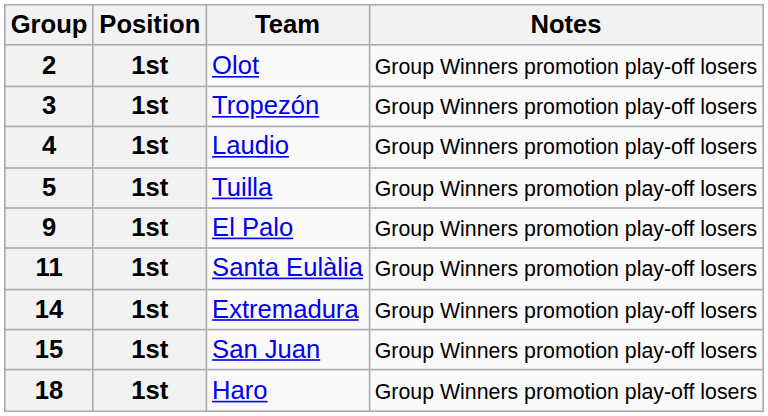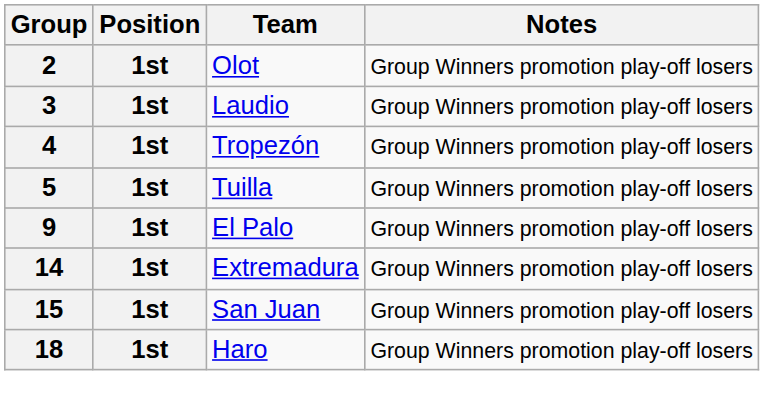(266, 106) Tropezón -> (251, 106) Laudio
(251, 146) Laudio -> (266, 146) Tropezón
- row: (49, 268)
